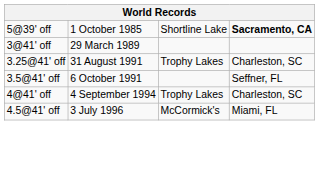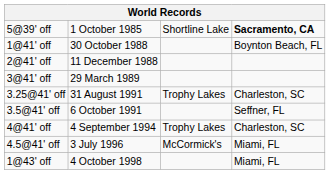+ row: (29, 45)
+ row: (29, 62)
+ row: (29, 161)
